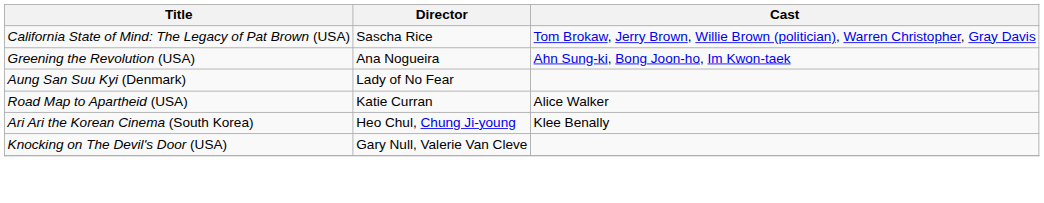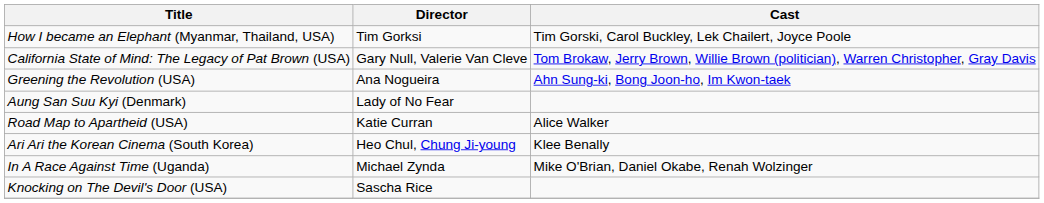+ row: (171, 36)
(394, 36) Sascha Rice -> (442, 58) Gary Null, Valerie Van Cleve
+ row: (108, 166)
(442, 144) Gary Null, Valerie Van Cleve -> (394, 187) Sascha Rice
